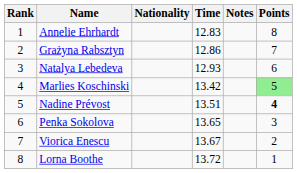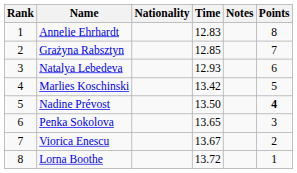(208, 50) 12.86 -> (208, 50) 12.85
(274, 86) lightgreen background -> (274, 86) no background
(208, 104) 13.51 -> (208, 104) 13.50
